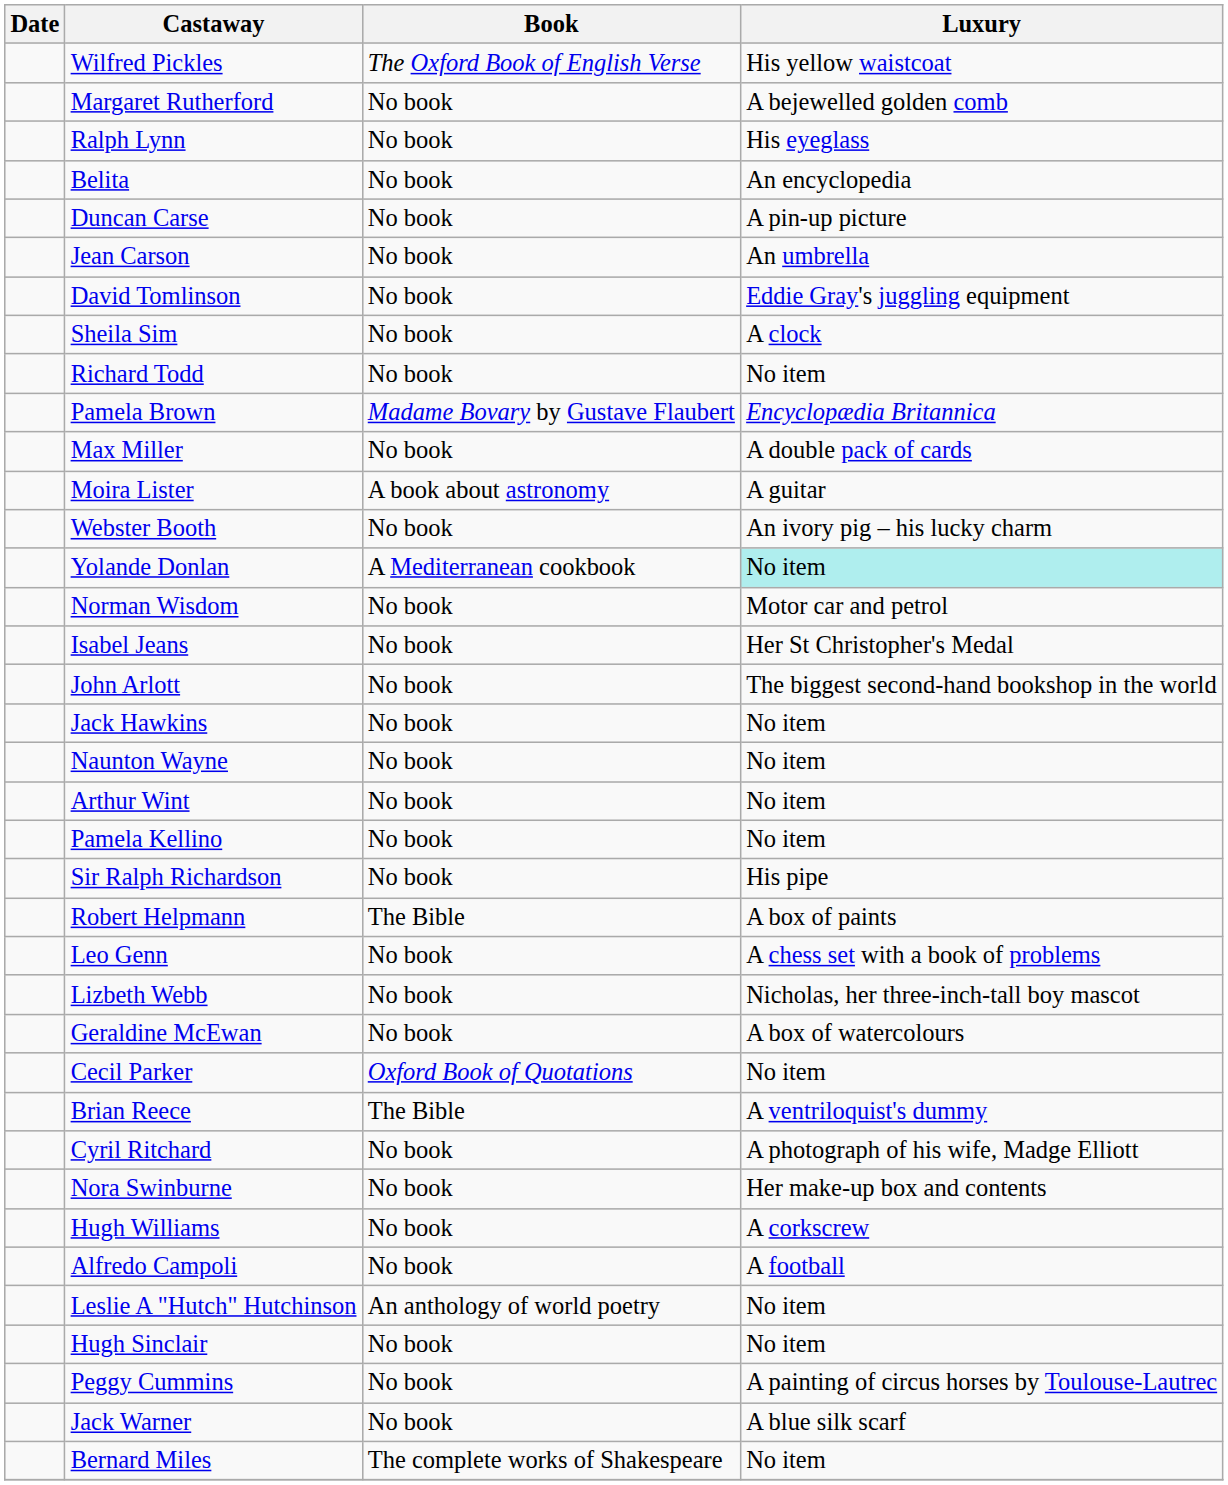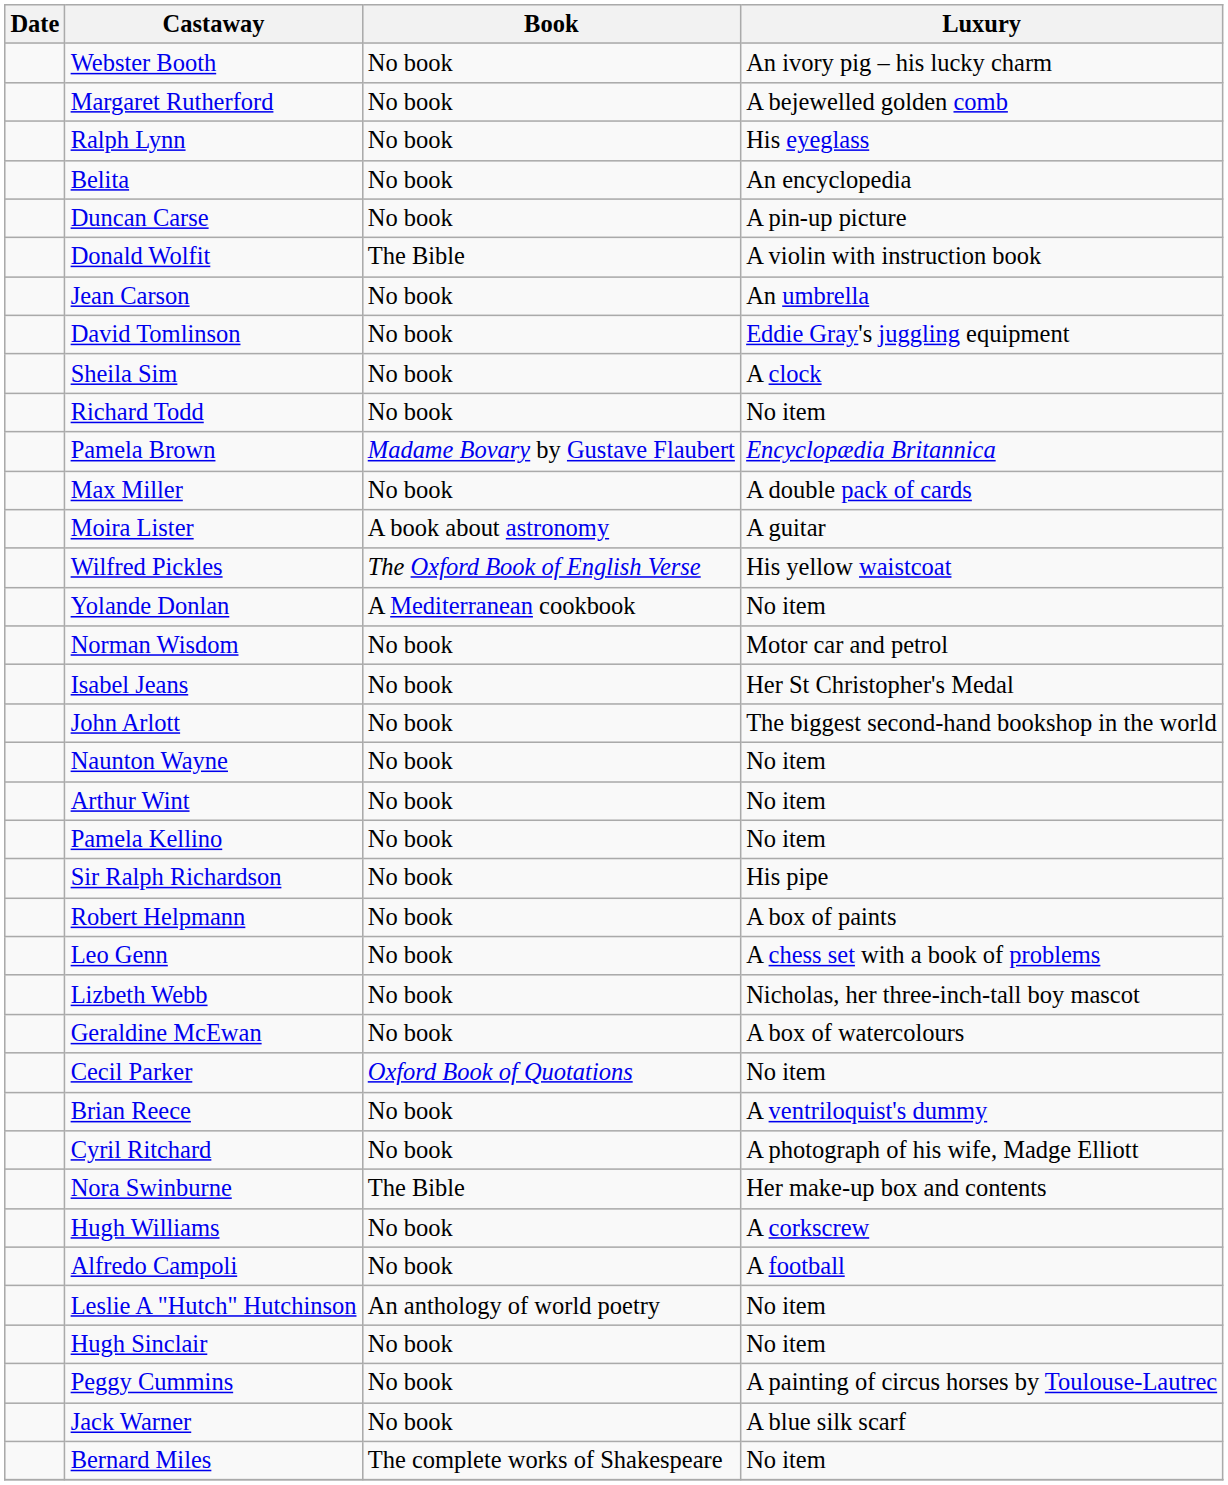rows swapped: (147, 62) <-> (143, 528)
+ row: (140, 256)
(786, 567) paleturquoise background -> (786, 606) no background
- row: (139, 722)
(416, 916) The Bible -> (410, 916) No book
(416, 1110) The Bible -> (410, 1110) No book
(410, 1188) No book -> (416, 1188) The Bible
